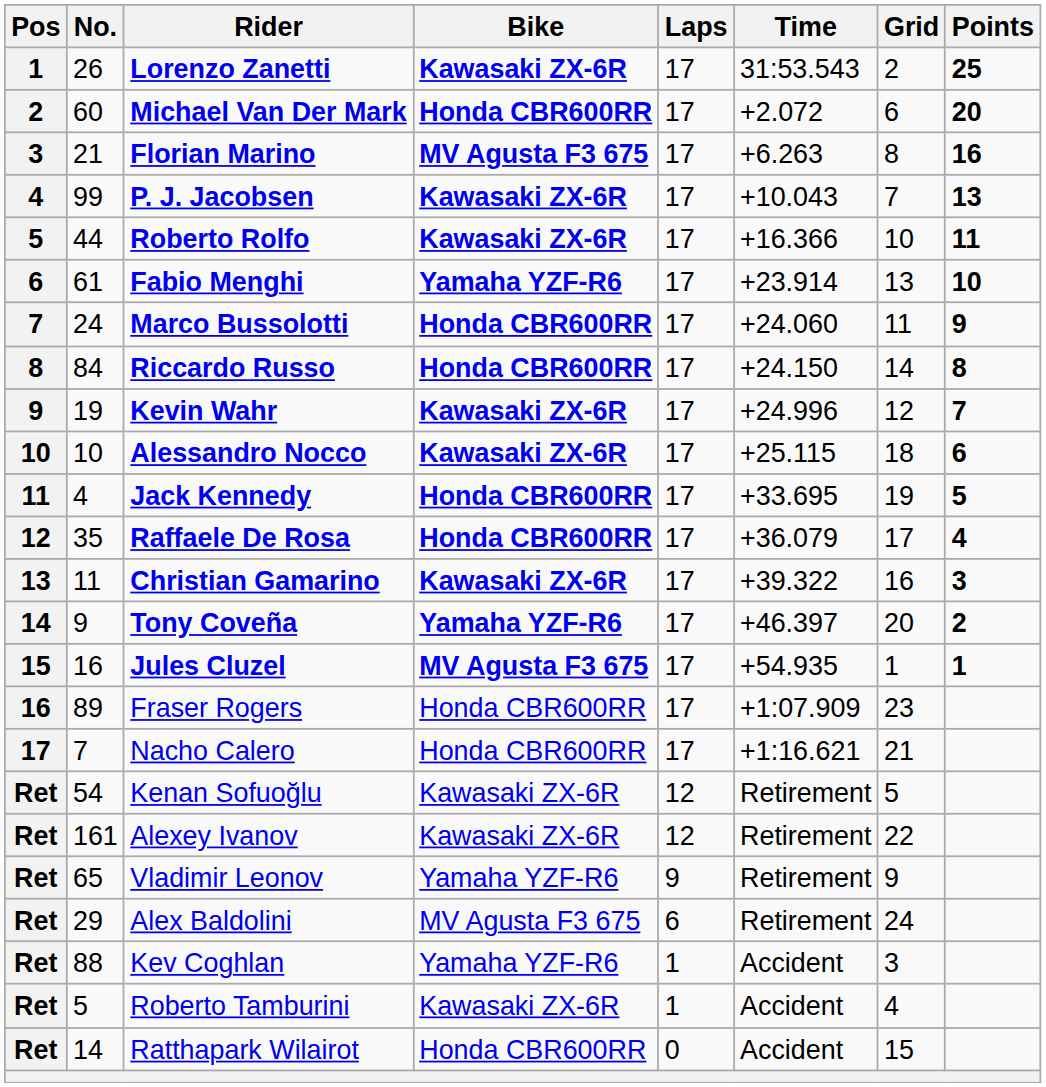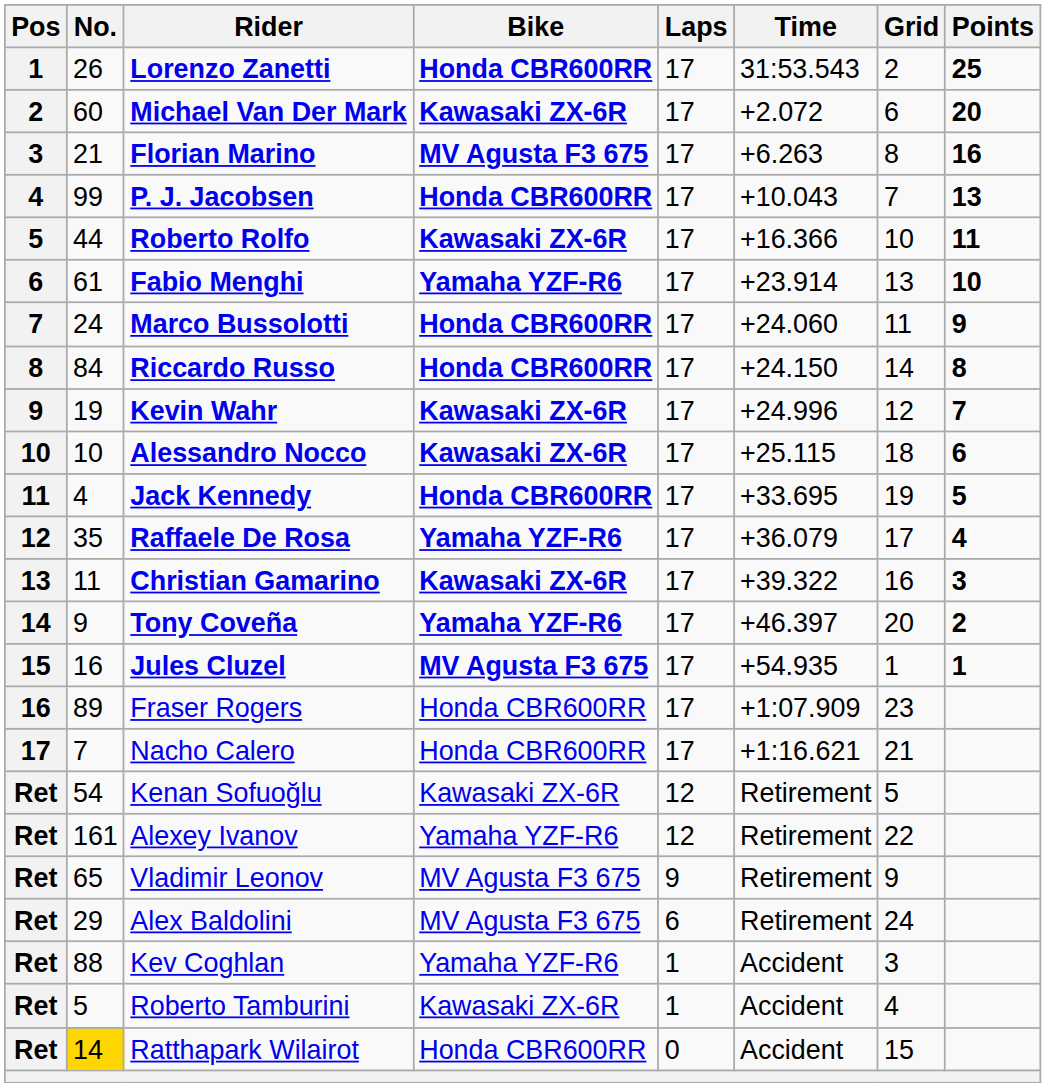(523, 69) Kawasaki ZX-6R -> (536, 69) Honda CBR600RR
(536, 112) Honda CBR600RR -> (523, 112) Kawasaki ZX-6R
(523, 197) Kawasaki ZX-6R -> (536, 197) Honda CBR600RR
(536, 537) Honda CBR600RR -> (521, 537) Yamaha YZF-R6
(519, 836) Kawasaki ZX-6R -> (519, 836) Yamaha YZF-R6
(519, 878) Yamaha YZF-R6 -> (530, 878) MV Agusta F3 675
(88, 1049) no background -> (88, 1049) gold background
